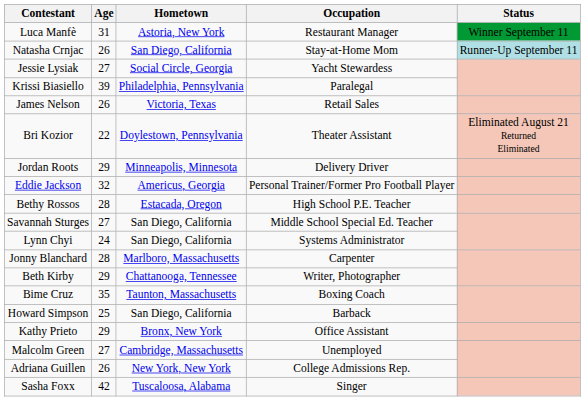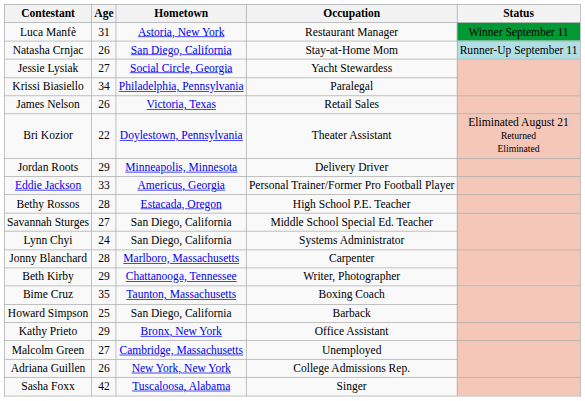(104, 86) 39 -> (104, 86) 34
(104, 185) 32 -> (104, 185) 33
